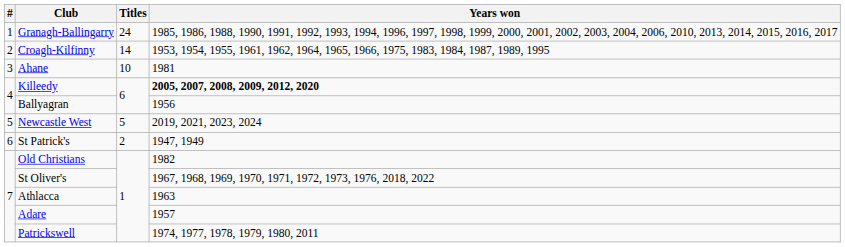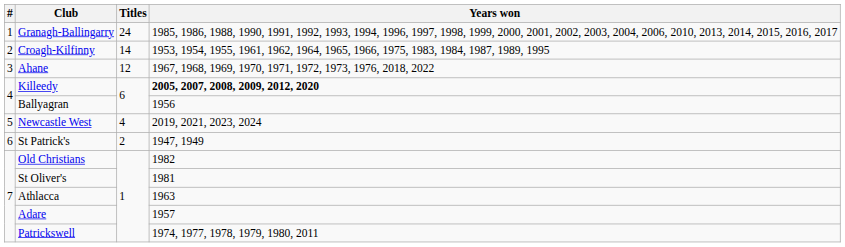(125, 68) 10 -> (125, 68) 12
(164, 68) 1981 -> (293, 68) 1967, 1968, 1969, 1970, 1971, 1972, 1973, 1976, 2018, 2022
(122, 123) 5 -> (122, 123) 4
(293, 178) 1967, 1968, 1969, 1970, 1971, 1972, 1973, 1976, 2018, 2022 -> (164, 178) 1981
